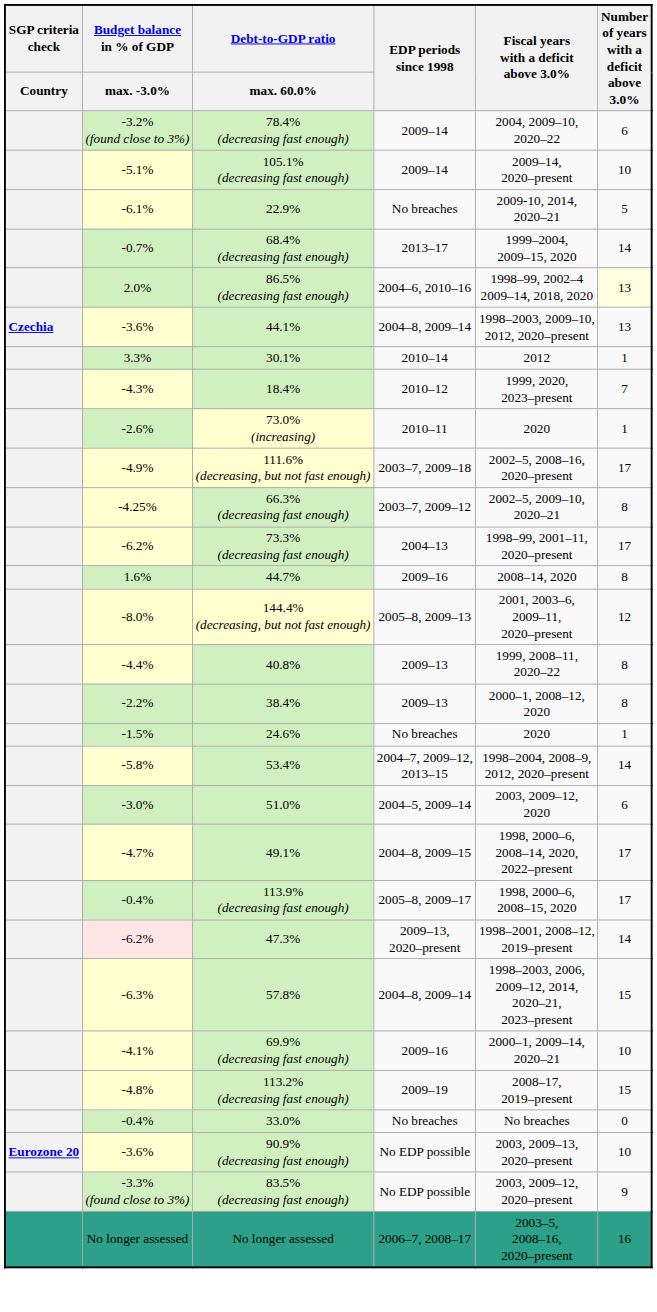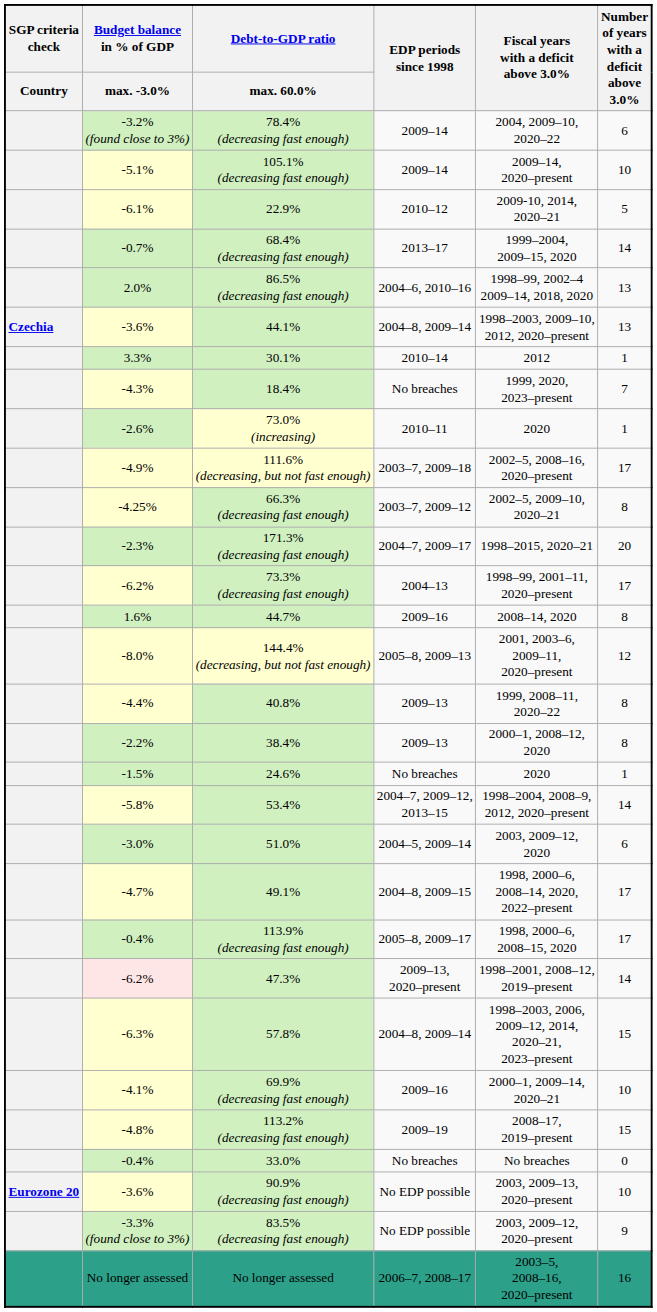(425, 208) No breaches -> (425, 208) 2010–12
(624, 287) lightyellow background -> (624, 287) no background
(425, 388) 2010–12 -> (425, 388) No breaches
+ row: (283, 546)
